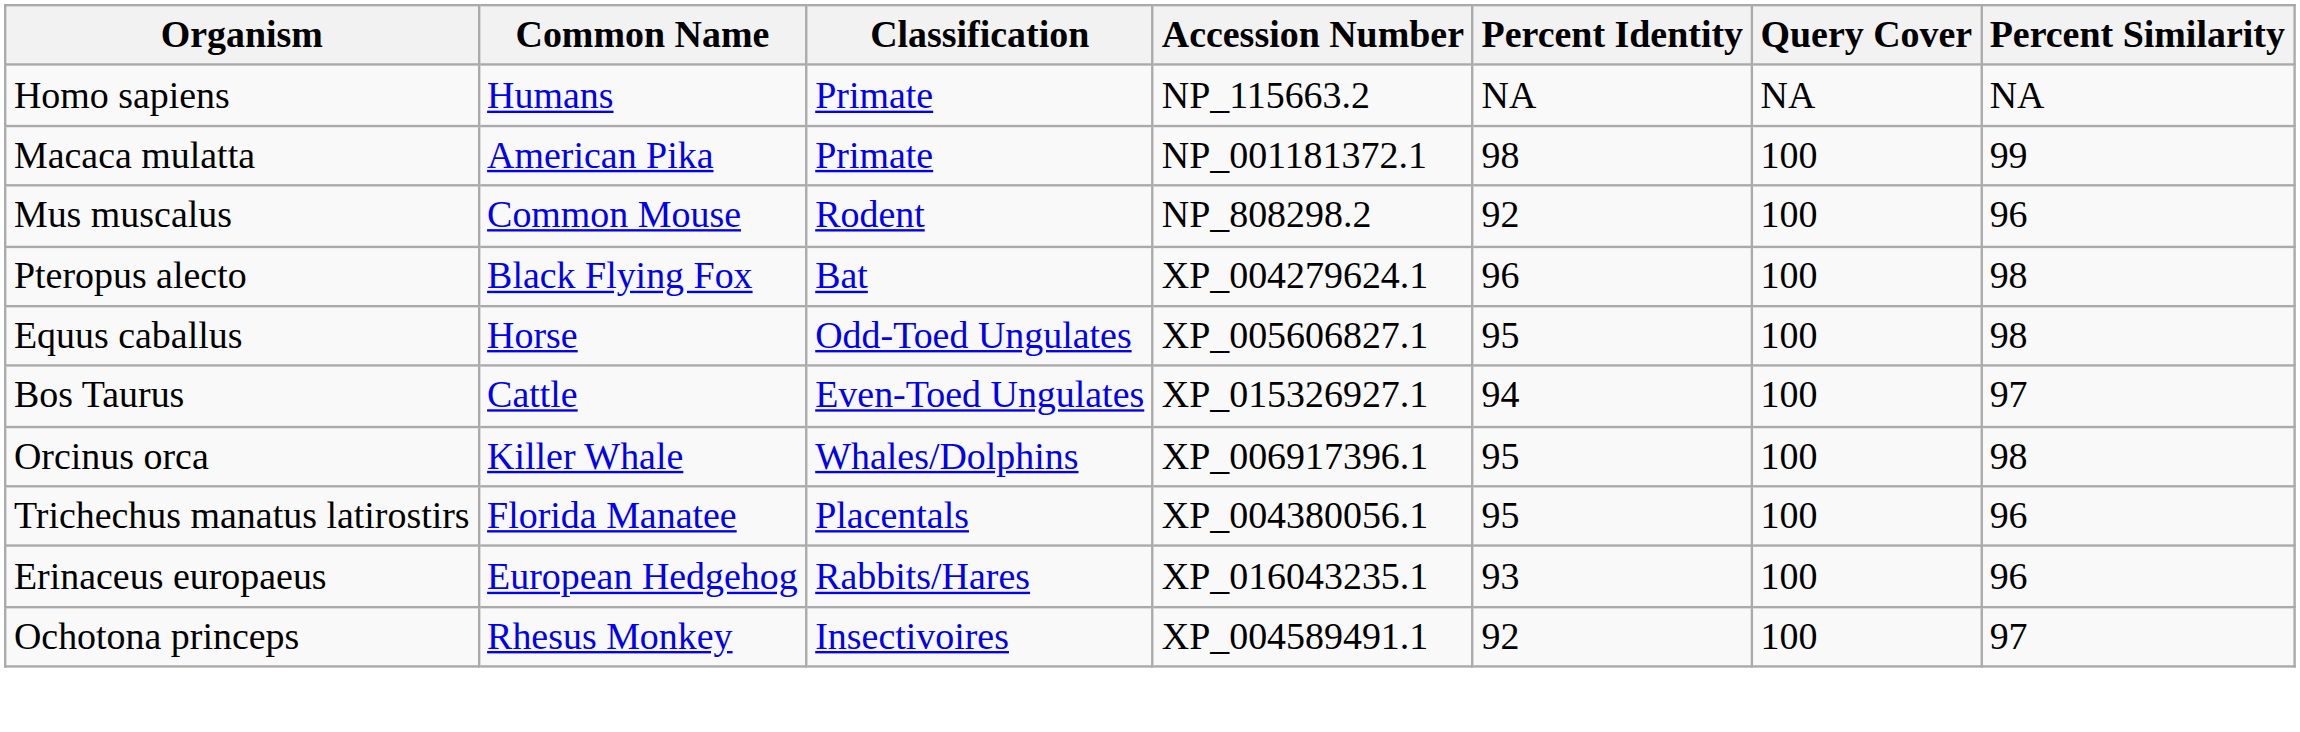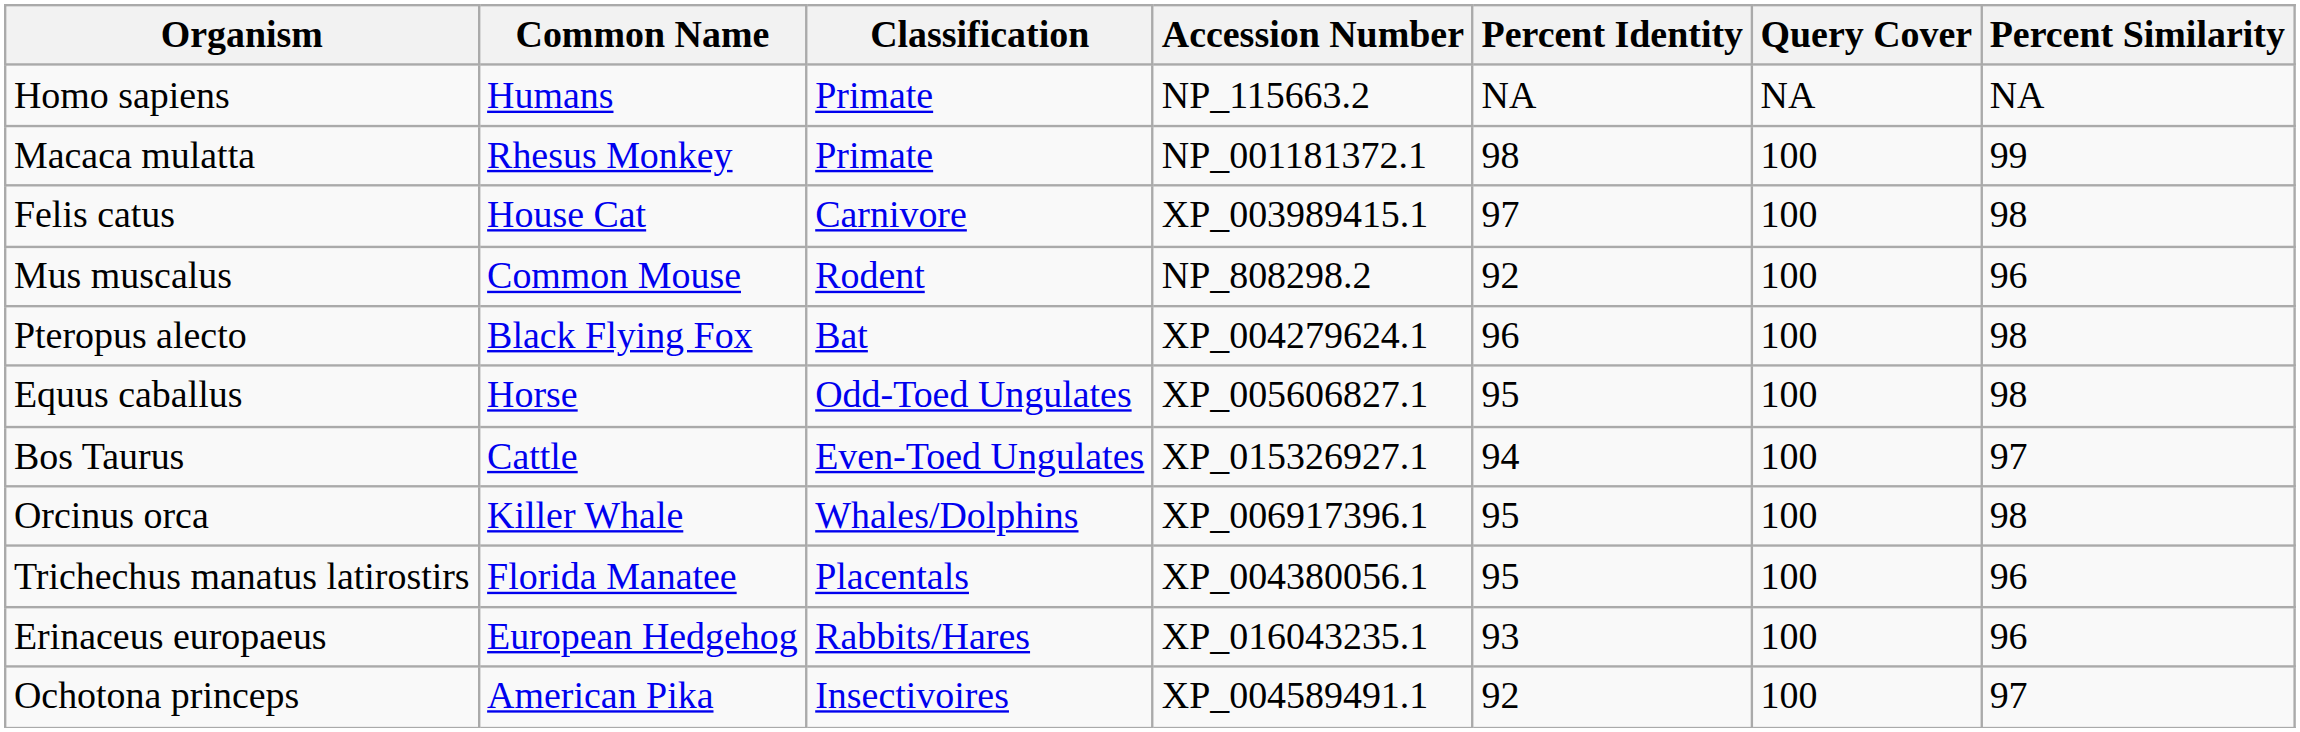(600, 154) American Pika -> (610, 154) Rhesus Monkey
+ row: (95, 214)
(610, 635) Rhesus Monkey -> (600, 696) American Pika
